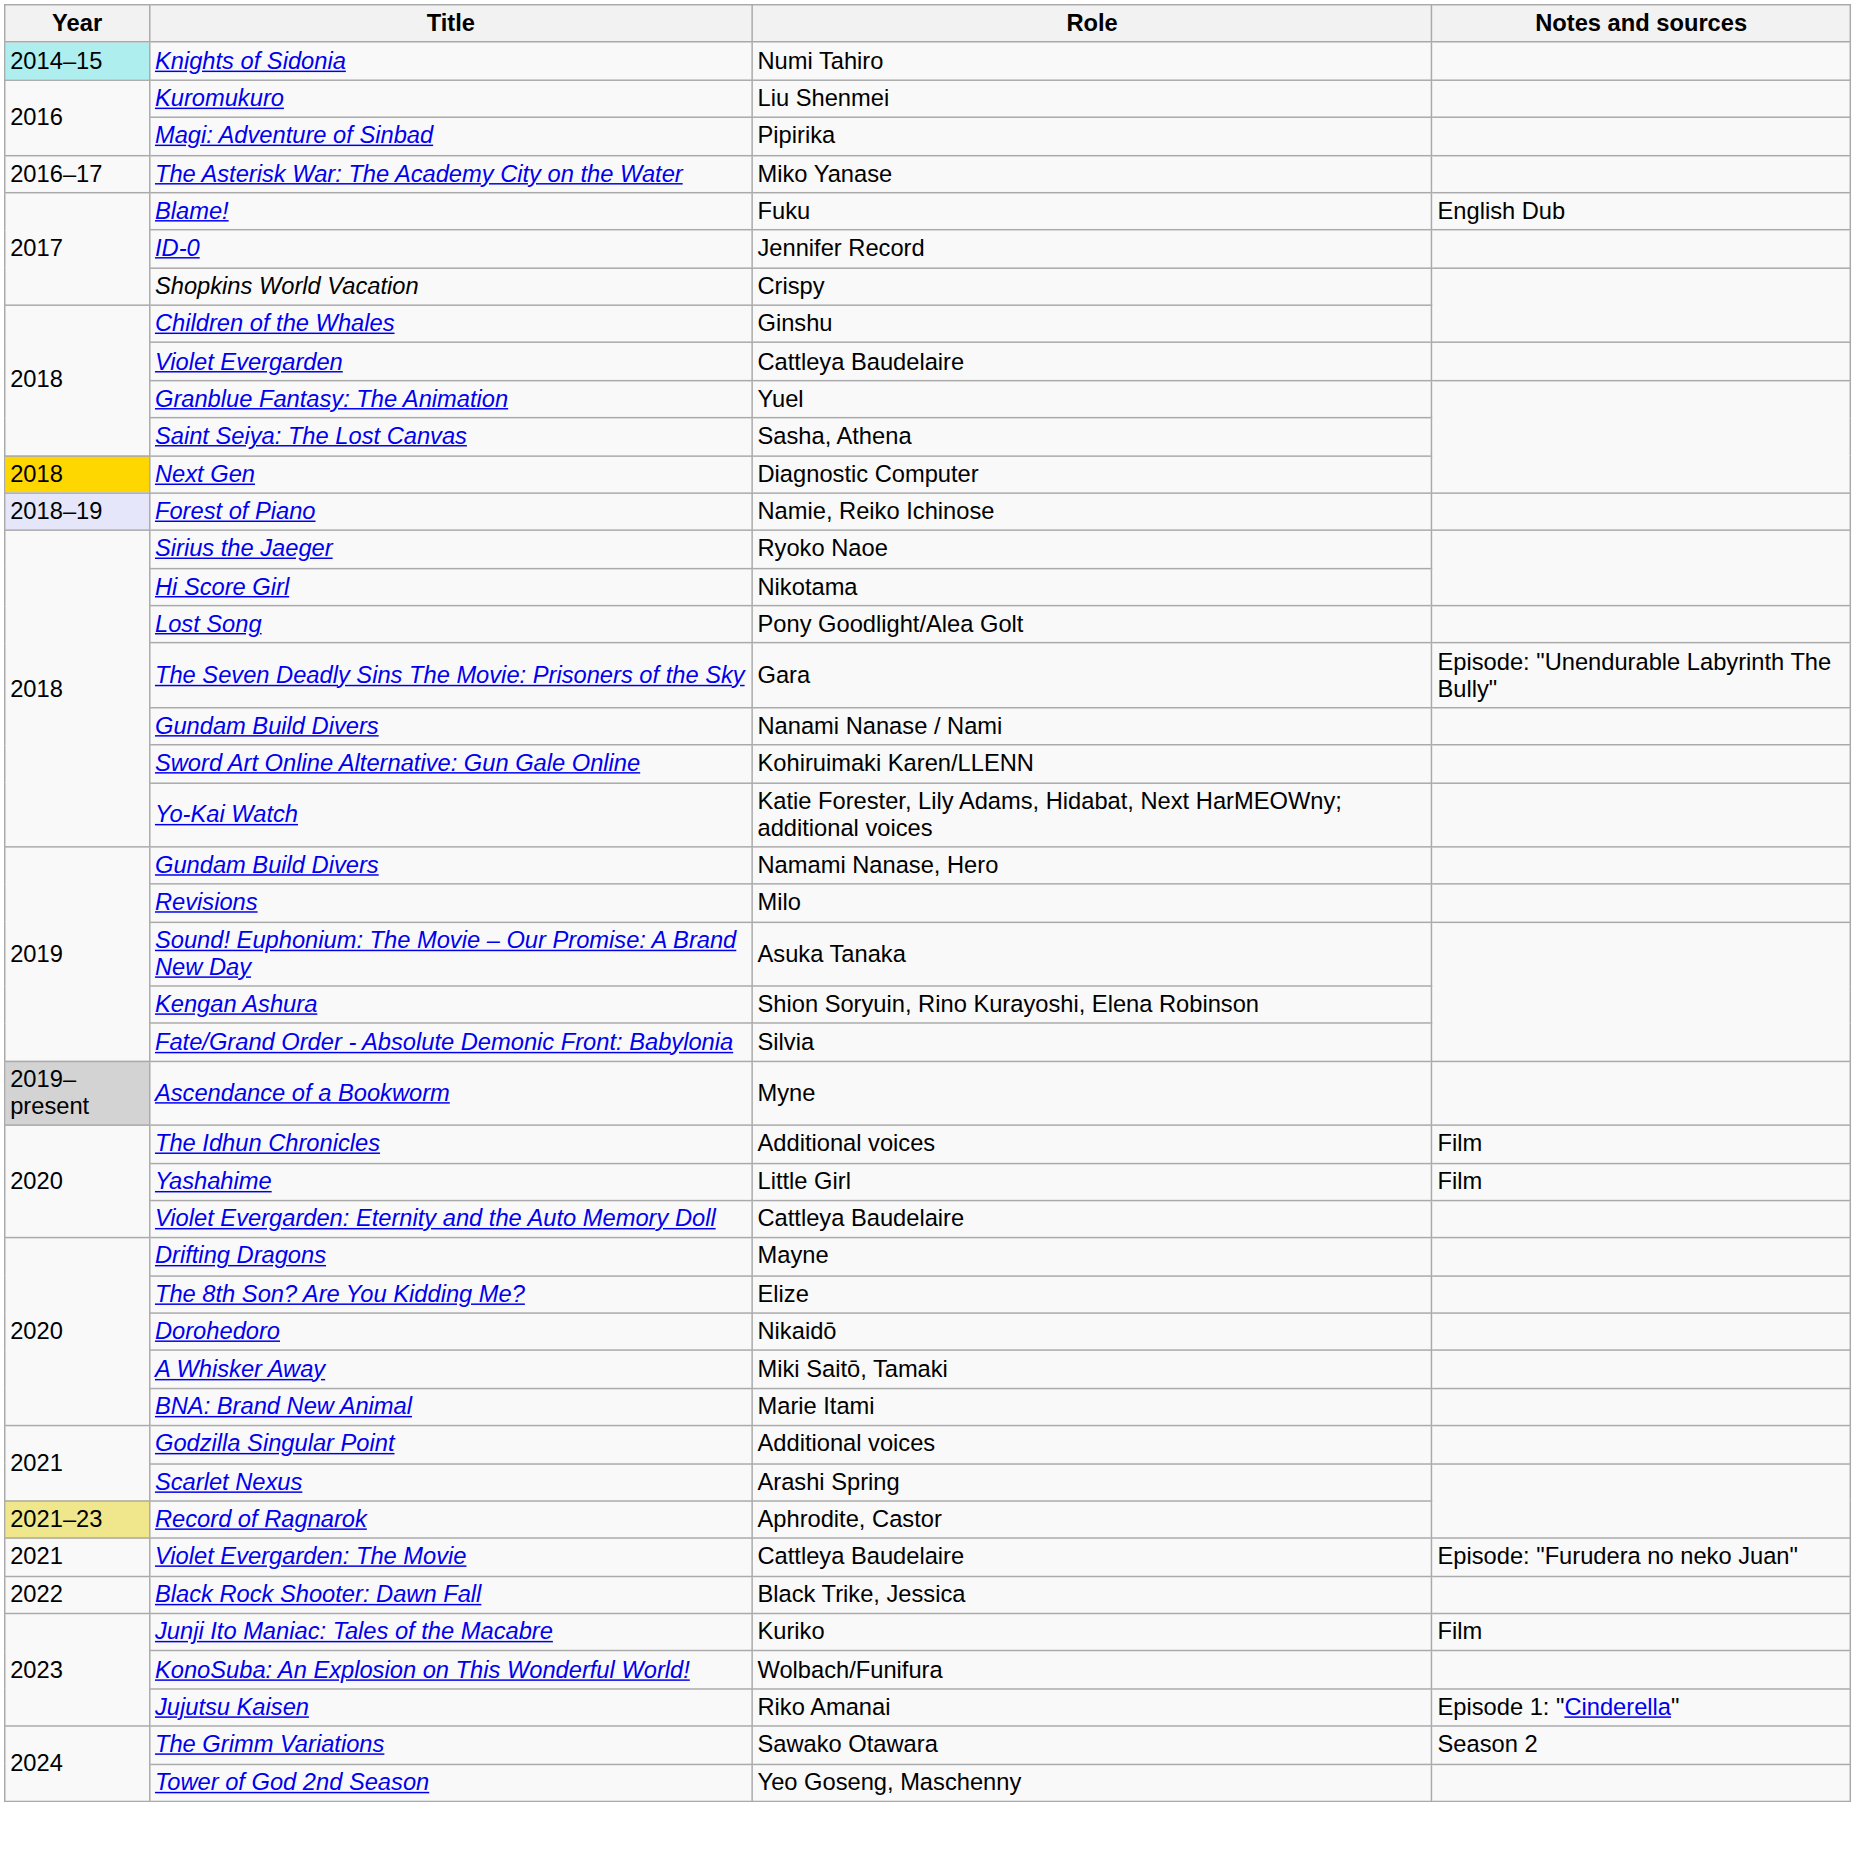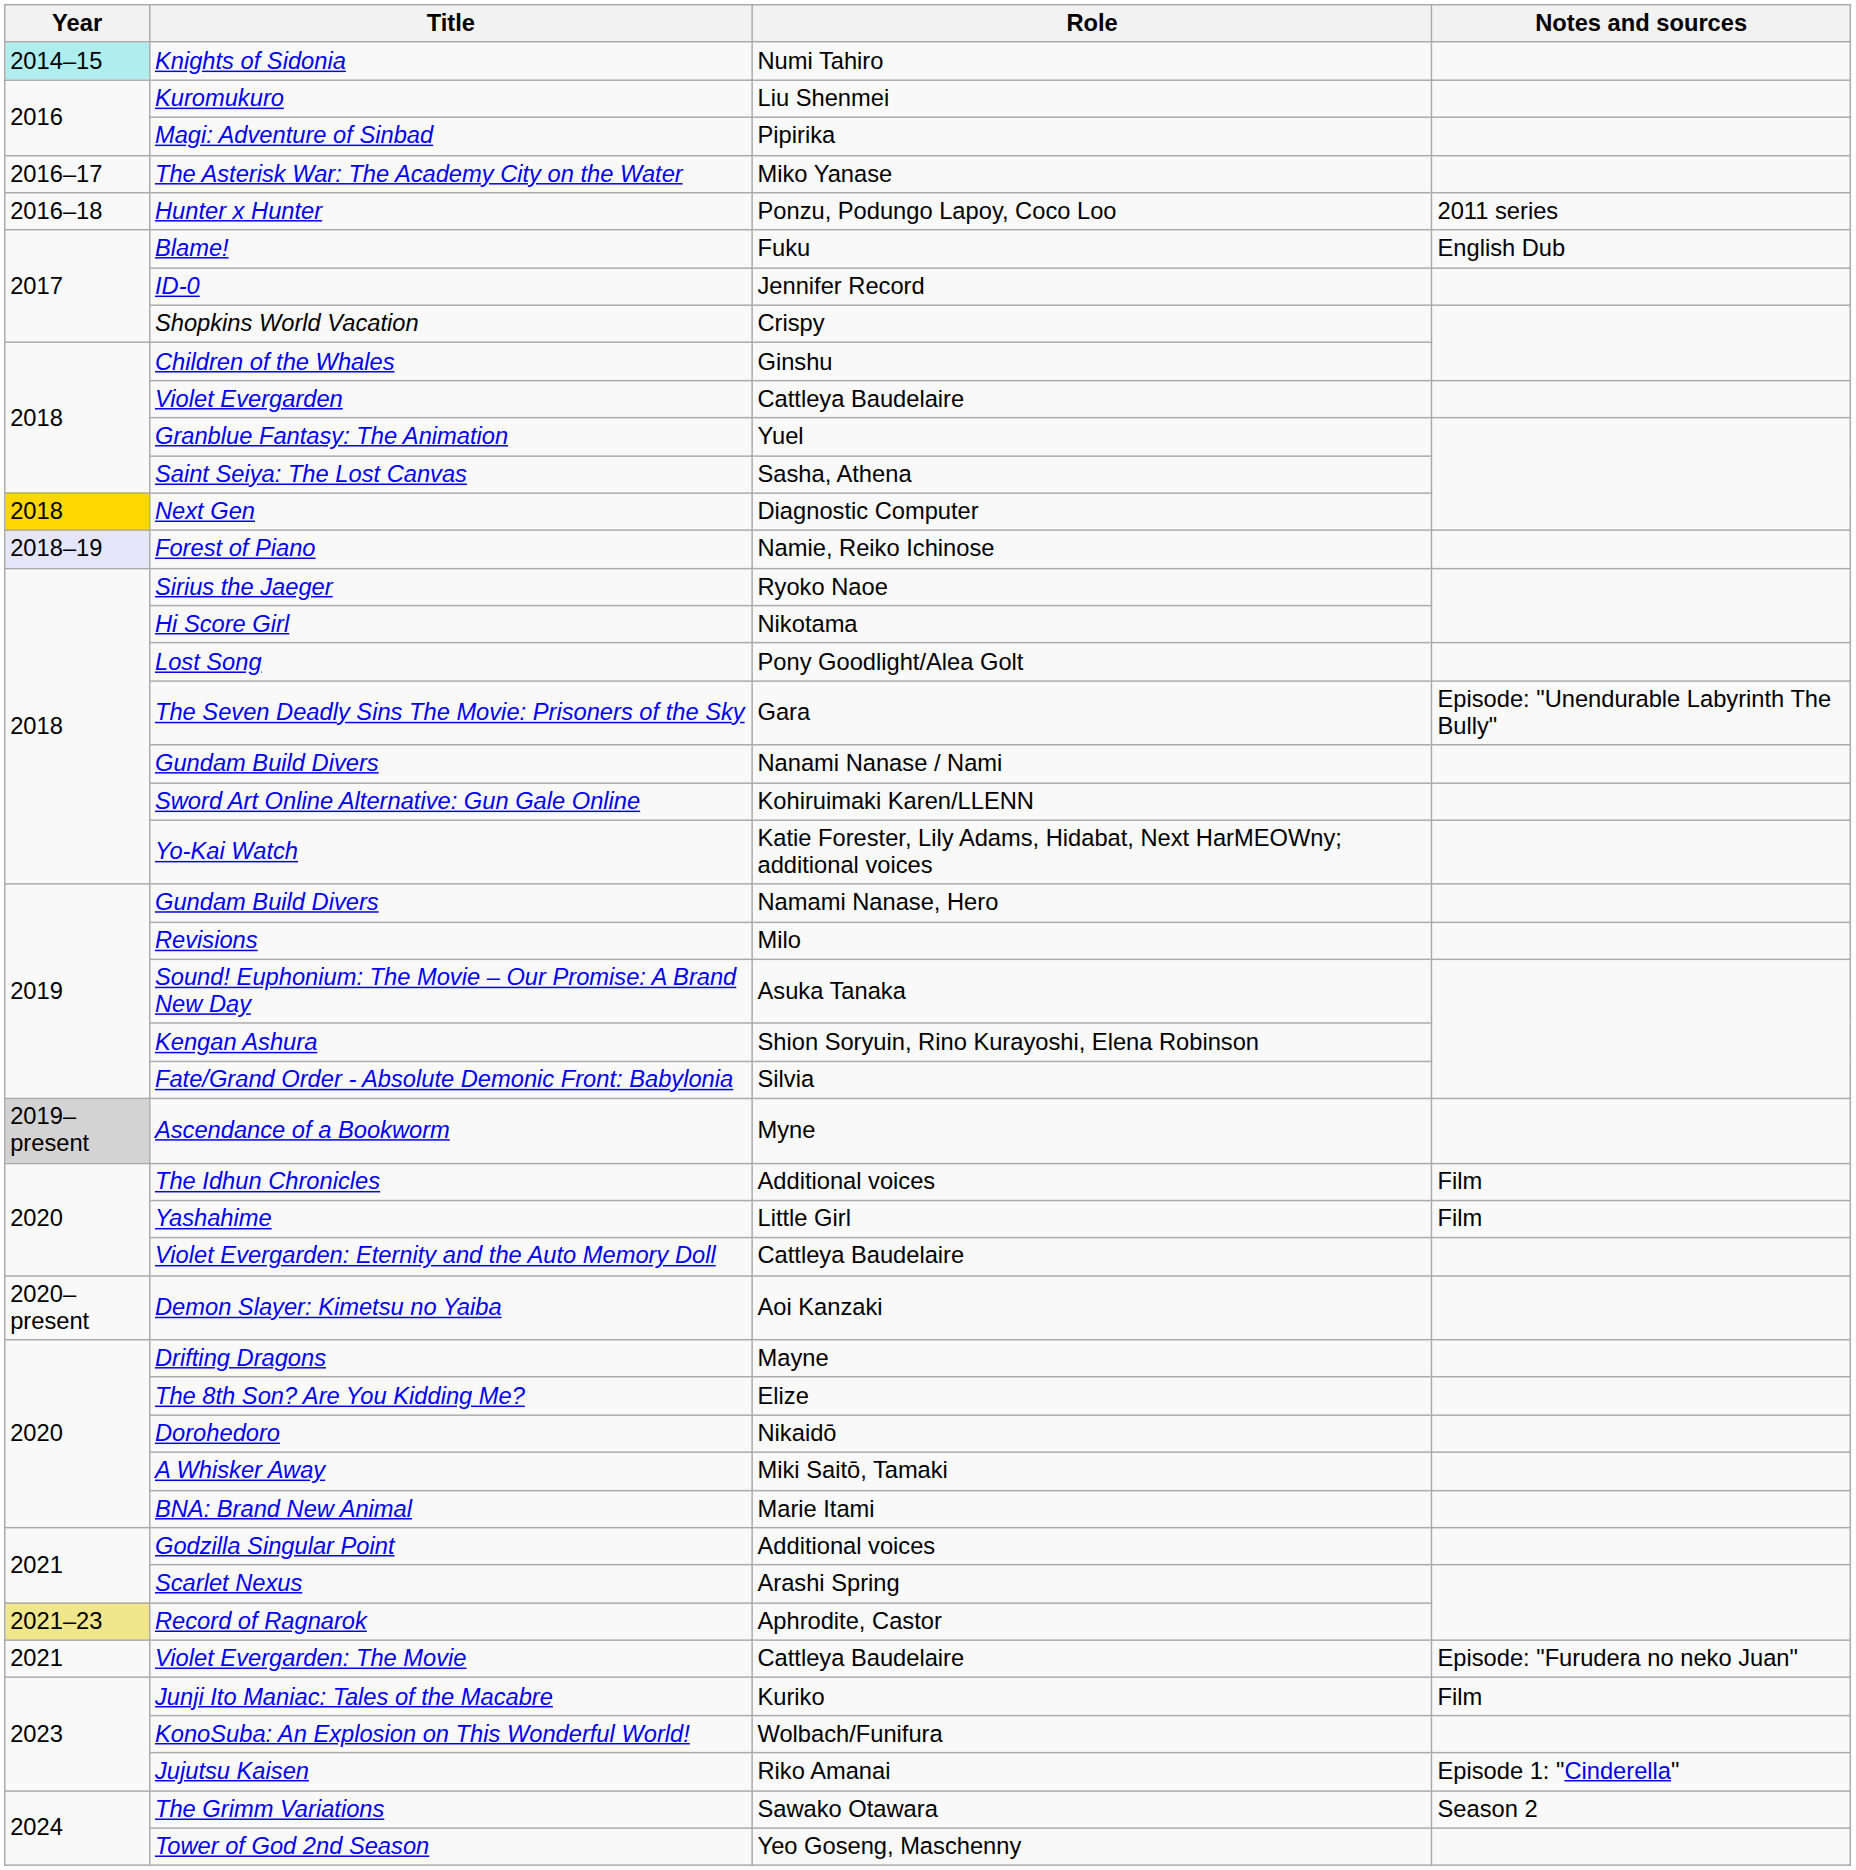+ row: (239, 211)
+ row: (328, 1307)
- row: (318, 1594)
